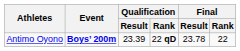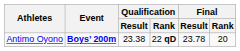(134, 40) 23.39 -> (134, 40) 23.38
(223, 40) 22 -> (223, 40) 20
